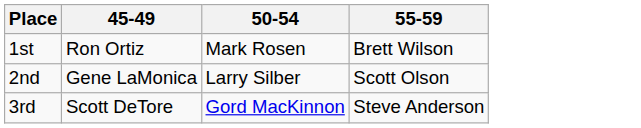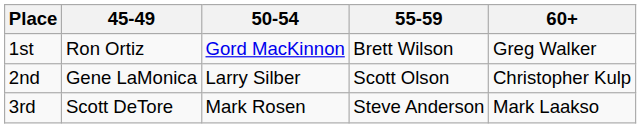+ column: (562, 19)
(256, 48) Mark Rosen -> (275, 48) Gord MacKinnon
(275, 107) Gord MacKinnon -> (256, 107) Mark Rosen
